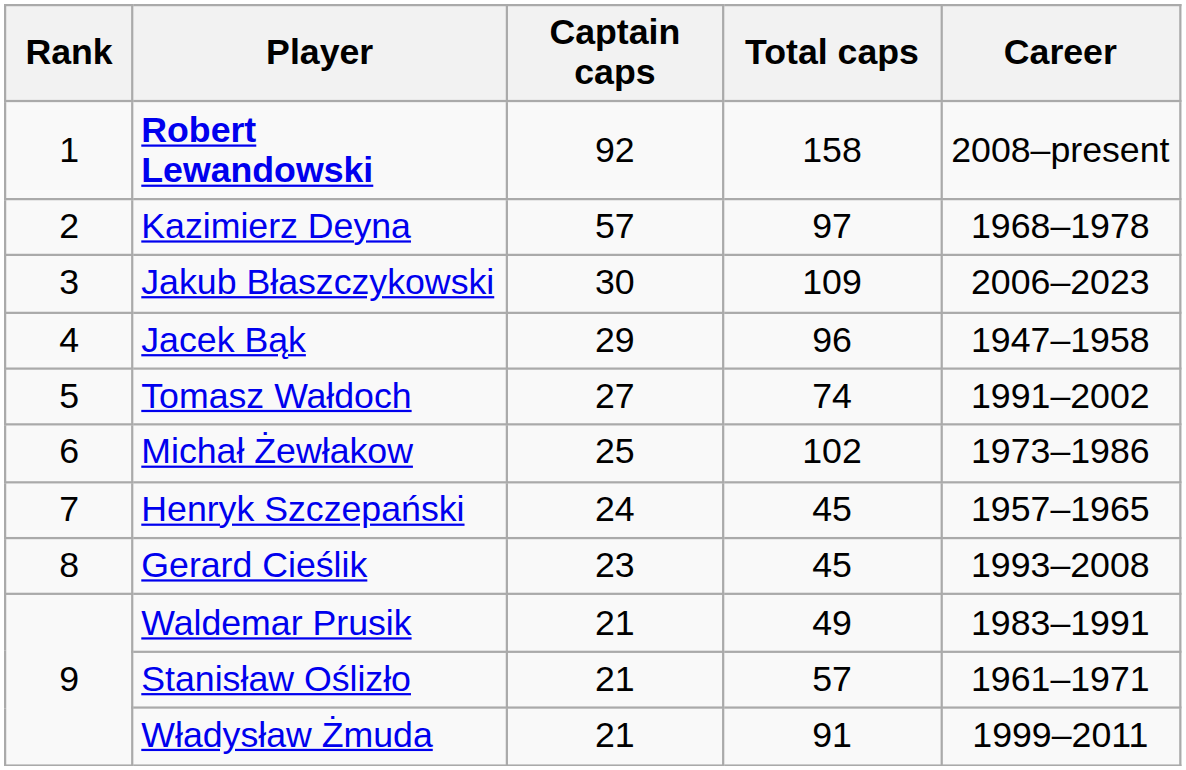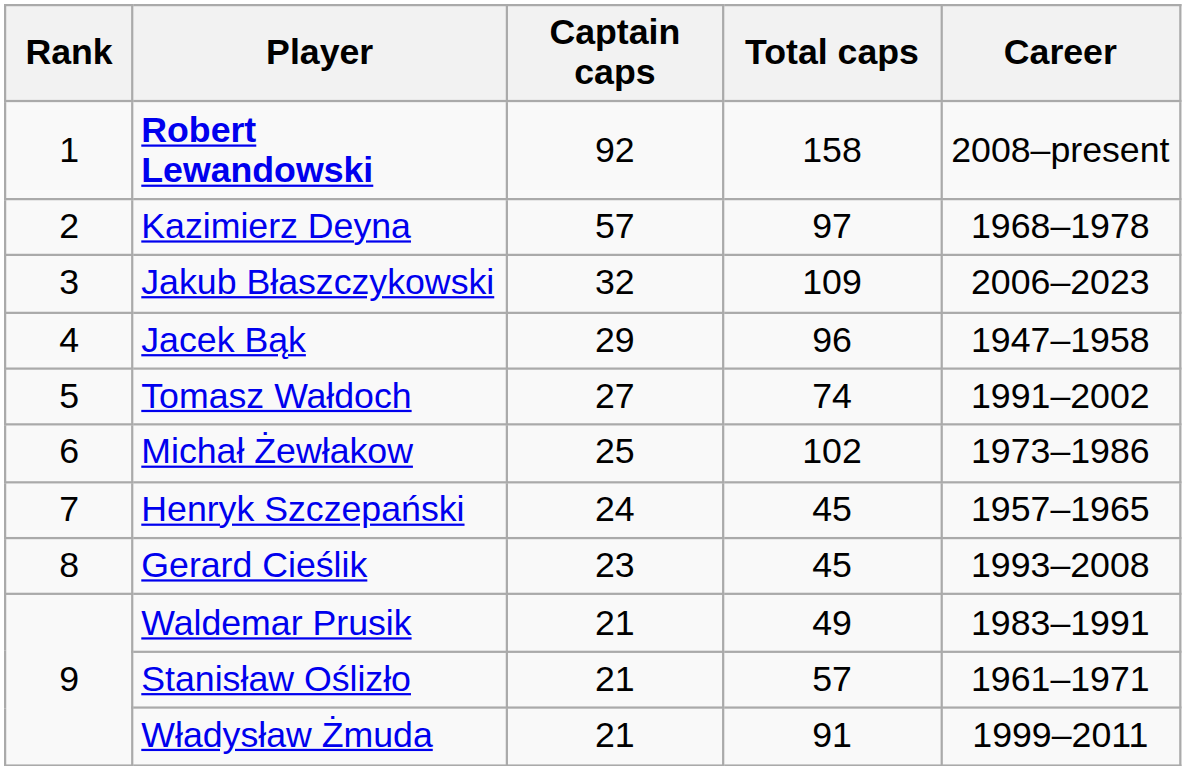(615, 282) 30 -> (615, 282) 32
